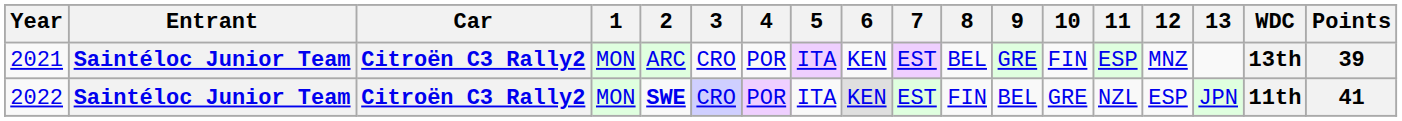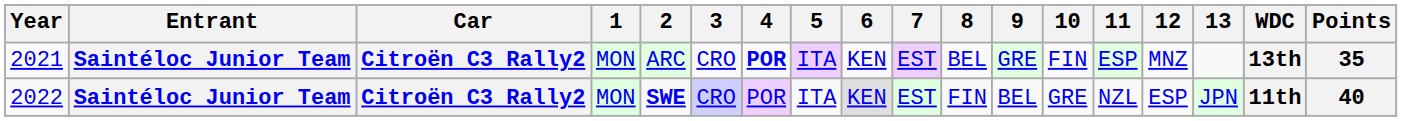(766, 60) normal -> (766, 60) bold
(1352, 60) 39 -> (1352, 60) 35
(1352, 97) 41 -> (1352, 97) 40
